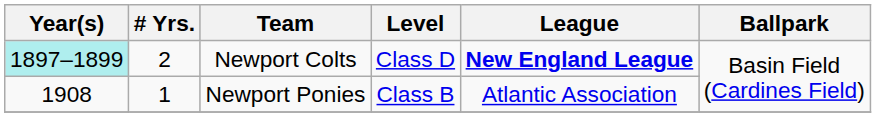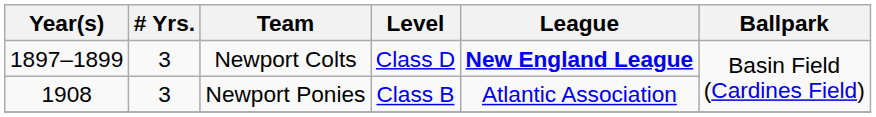(67, 59) paleturquoise background -> (67, 59) no background
(164, 59) 2 -> (164, 59) 3
(164, 95) 1 -> (164, 95) 3
